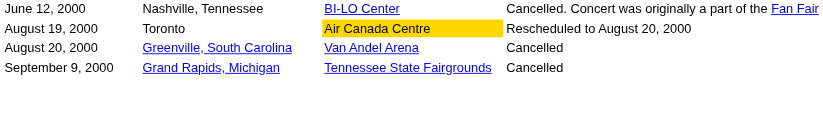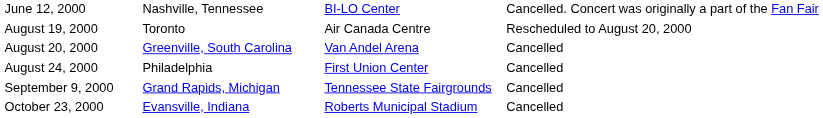(377, 28) gold background -> (377, 28) no background
+ row: (51, 68)
+ row: (54, 107)
